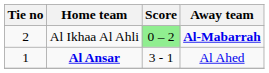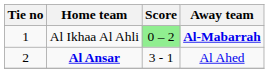(25, 36) 2 -> (25, 36) 1
(25, 57) 1 -> (25, 57) 2
